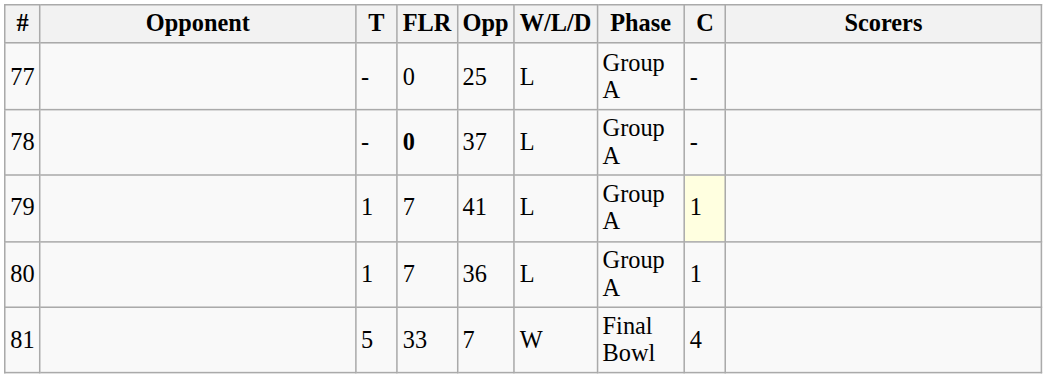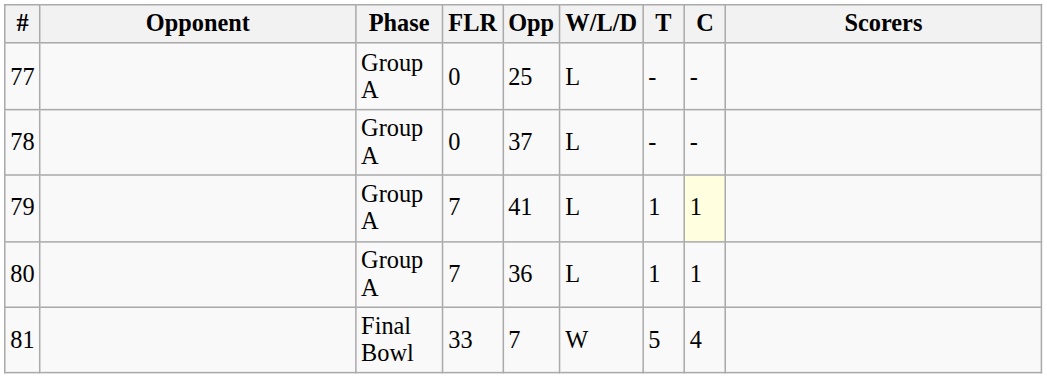columns swapped: (641, 23) <-> (376, 23)
(409, 141) bold -> (454, 141) normal
